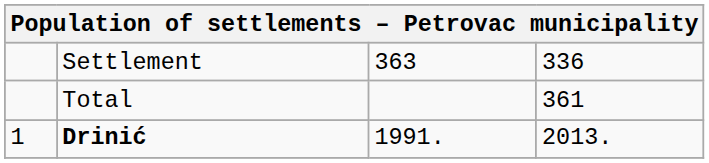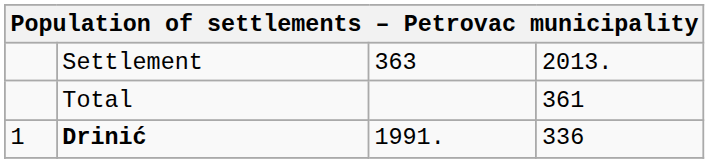(563, 62) 336 -> (577, 62) 2013.
(577, 138) 2013. -> (563, 138) 336
